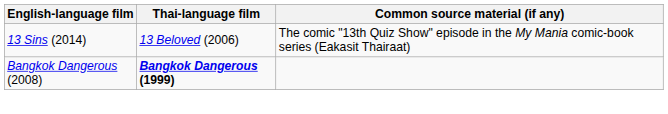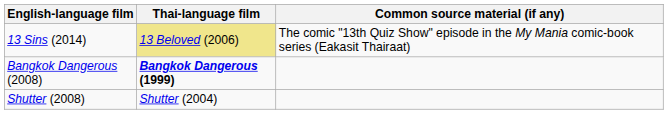(189, 40) no background -> (189, 40) khaki background
+ row: (46, 99)
